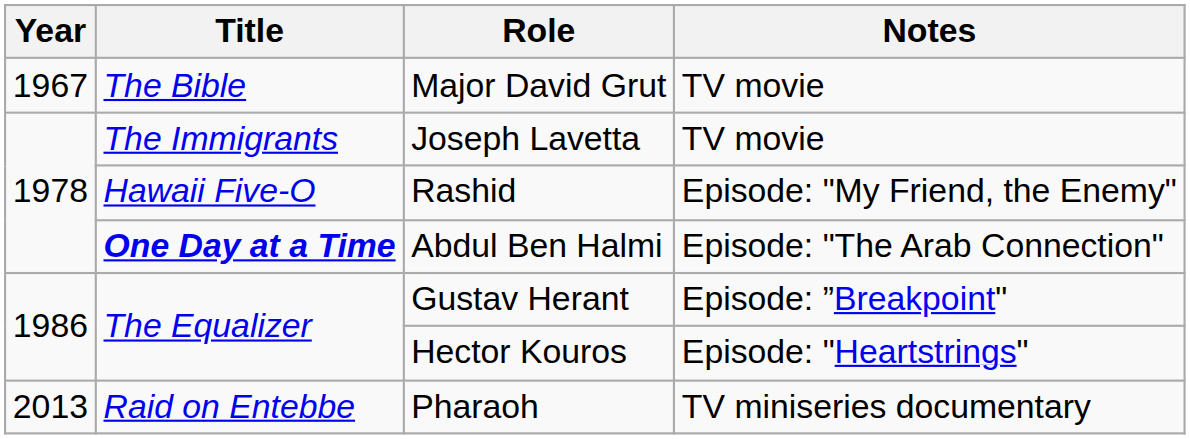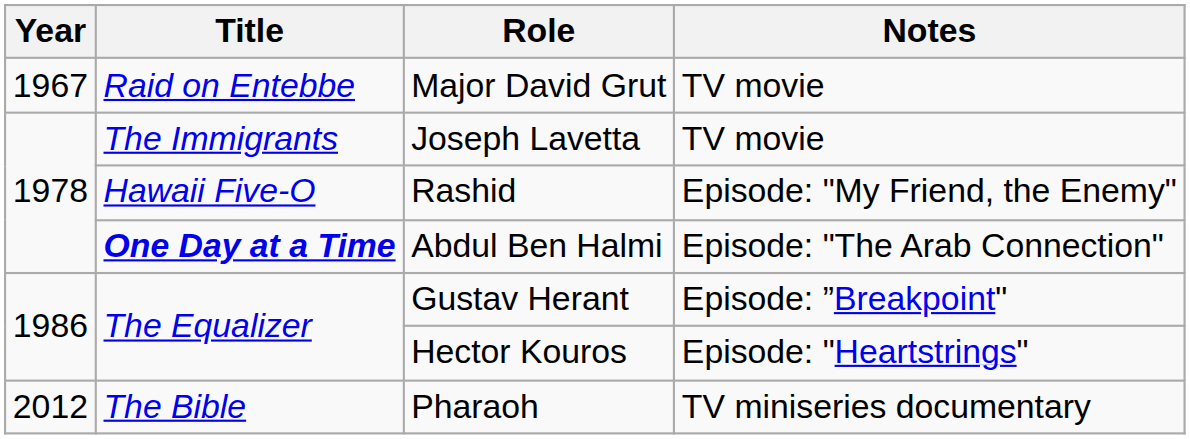(175, 84) The Bible -> (229, 84) Raid on Entebbe
(50, 406) 2013 -> (50, 406) 2012
(229, 406) Raid on Entebbe -> (175, 406) The Bible
